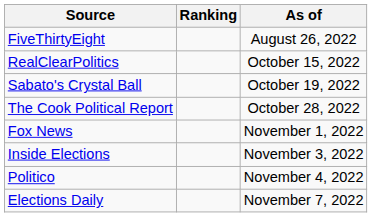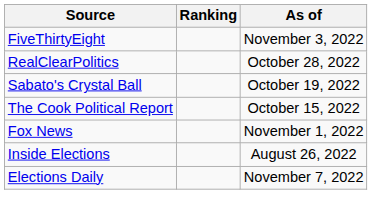(304, 39) August 26, 2022 -> (304, 39) November 3, 2022
(304, 62) October 15, 2022 -> (304, 62) October 28, 2022
(304, 108) October 28, 2022 -> (304, 108) October 15, 2022
(304, 154) November 3, 2022 -> (304, 154) August 26, 2022
- row: (31, 177)
